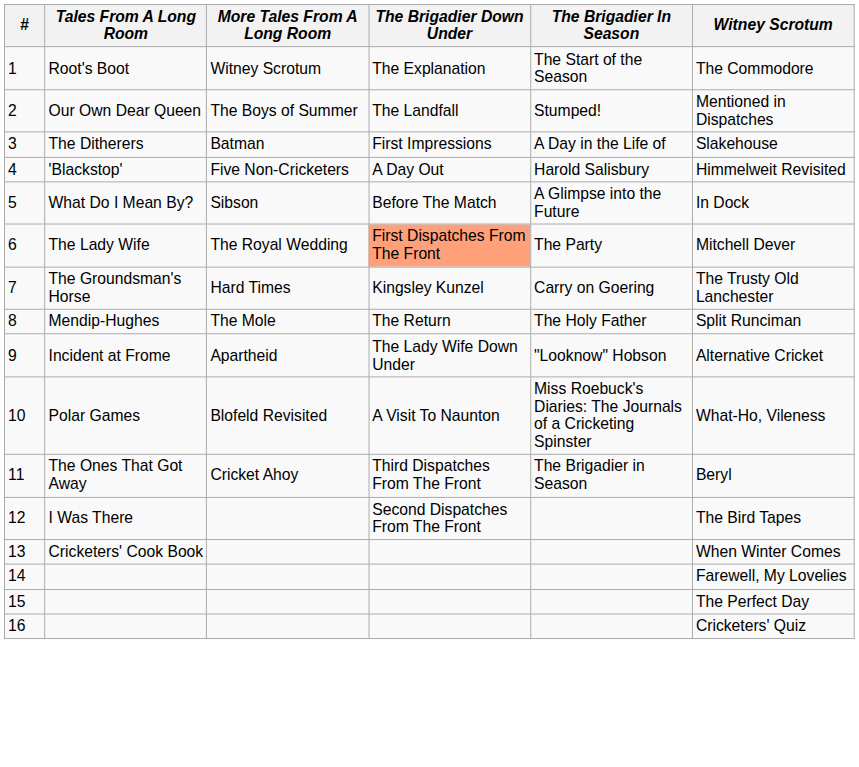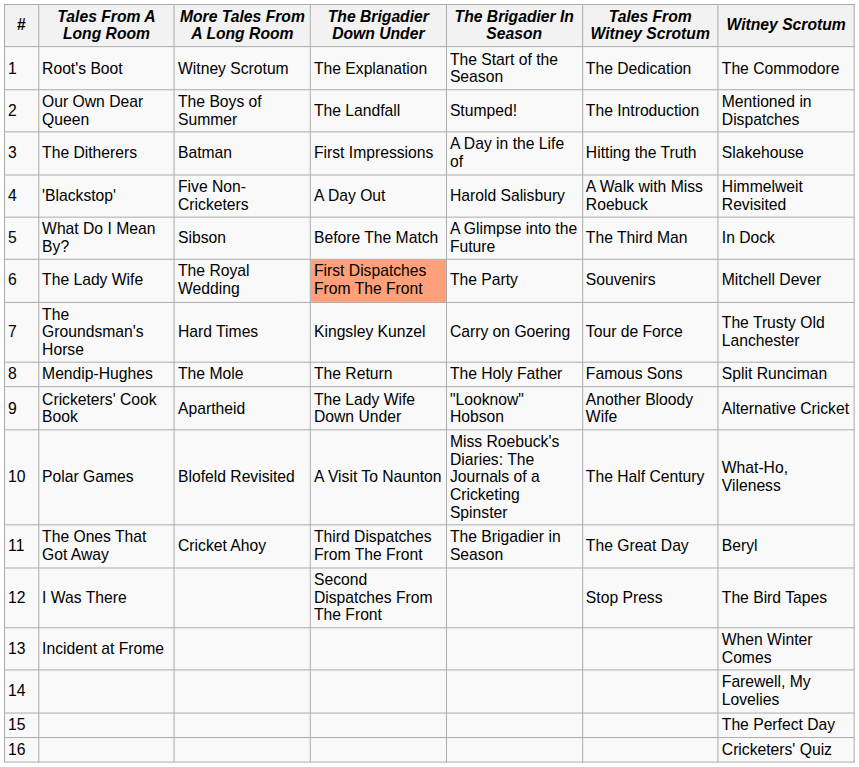+ column: (650, 25)
(110, 355) Incident at Frome -> (99, 408) Cricketers' Cook Book
(126, 551) Cricketers' Cook Book -> (103, 648) Incident at Frome
